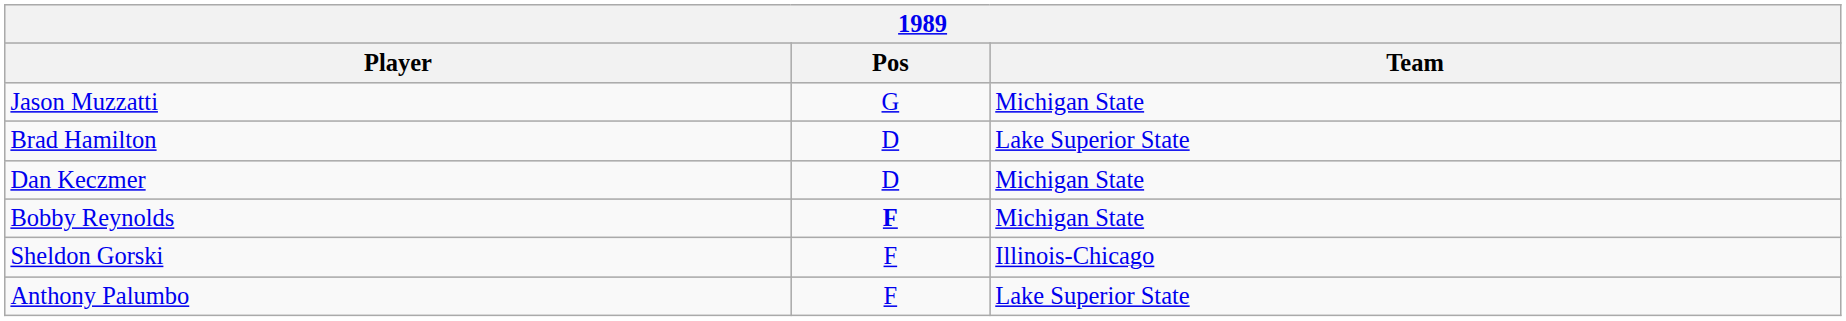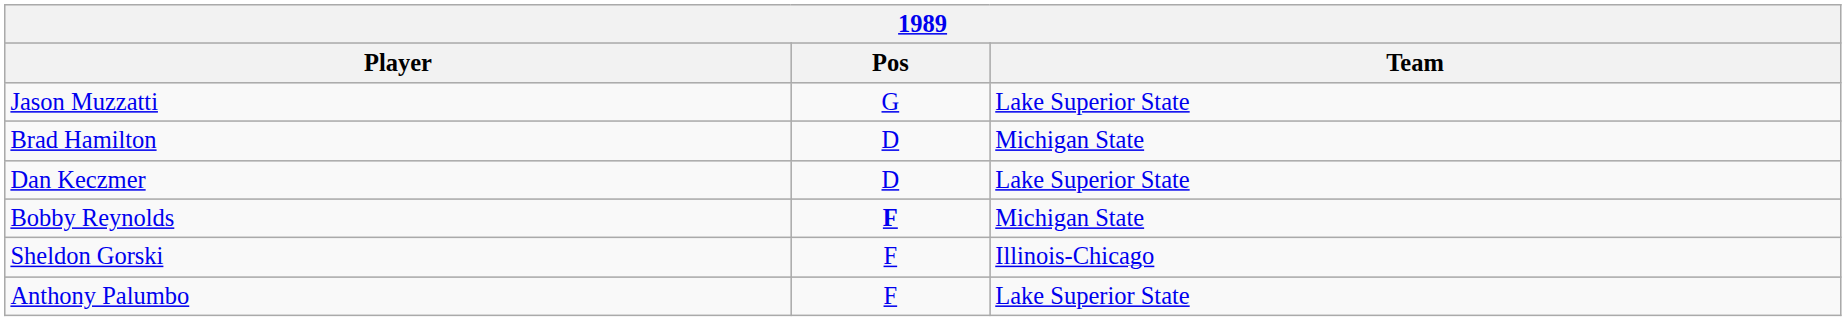(1070, 101) Michigan State -> (1092, 101) Lake Superior State
(1092, 140) Lake Superior State -> (1070, 140) Michigan State
(1070, 179) Michigan State -> (1092, 179) Lake Superior State
